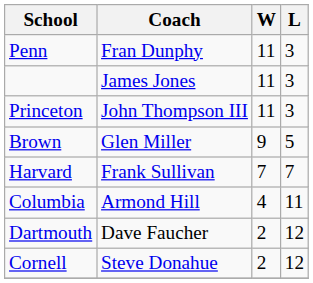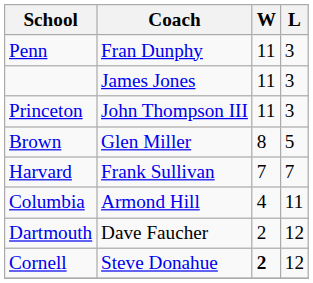(262, 141) 9 -> (262, 141) 8
(262, 263) normal -> (262, 263) bold
